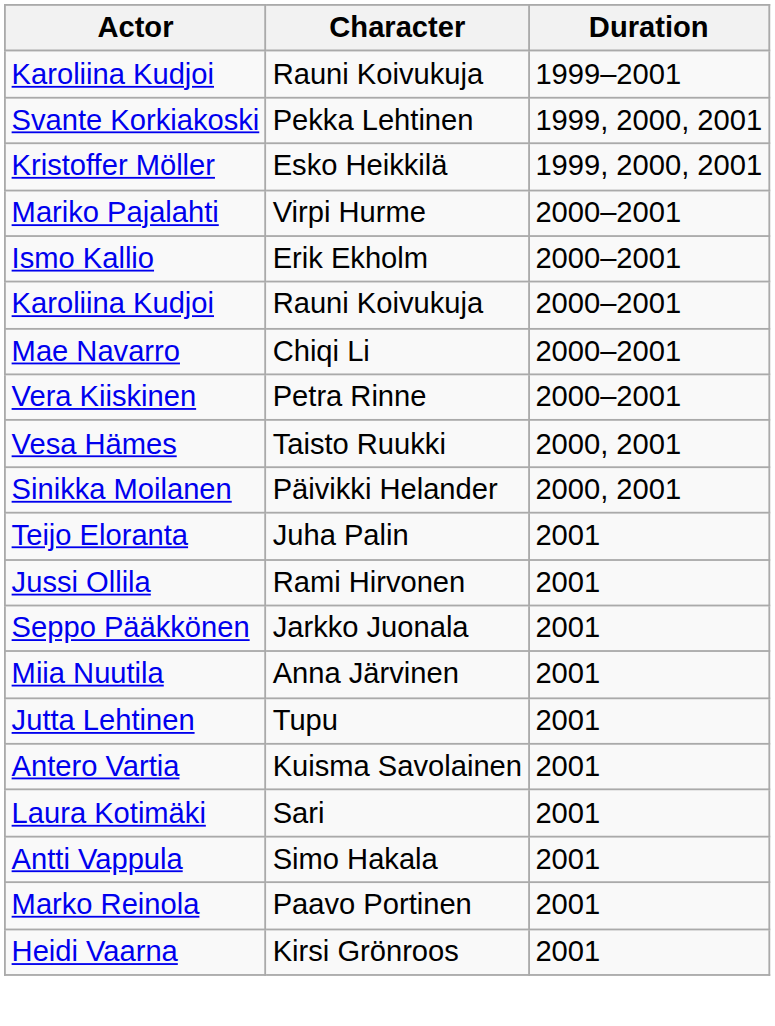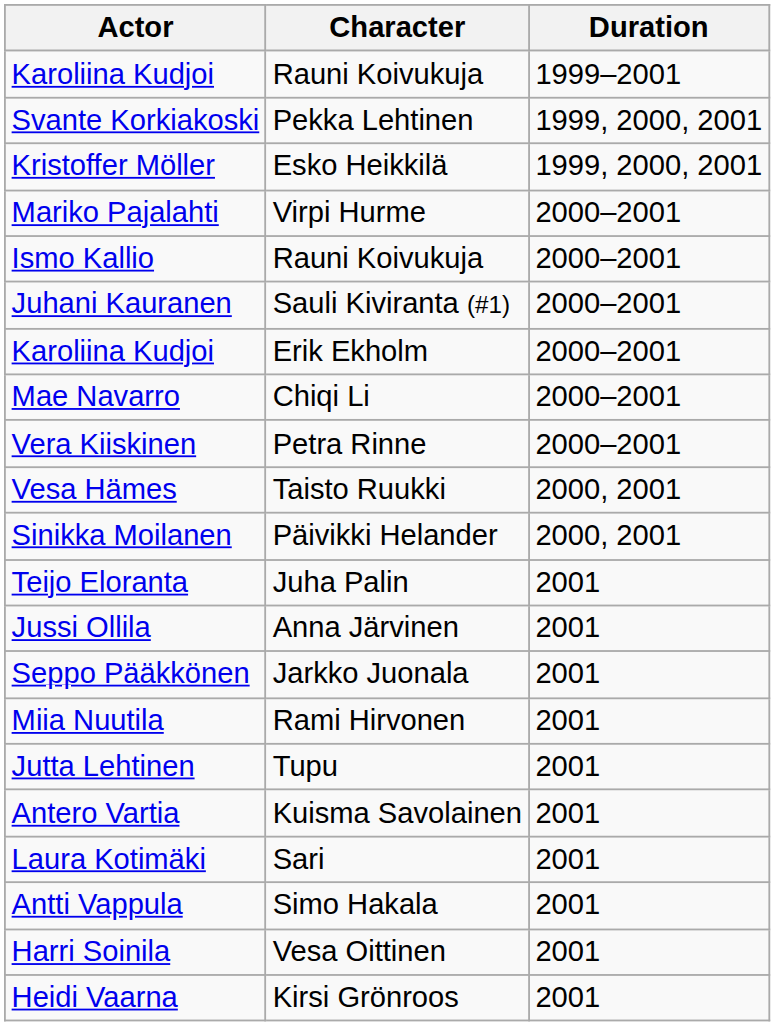(350, 258) Erik Ekholm -> (378, 258) Rauni Koivukuja
+ row: (122, 304)
(378, 304) Rauni Koivukuja -> (350, 350) Erik Ekholm
(369, 581) Rami Hirvonen -> (366, 627) Anna Järvinen
(366, 674) Anna Järvinen -> (369, 720) Rami Hirvonen
+ row: (91, 951)
- row: (105, 905)
